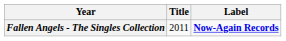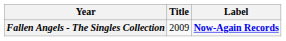(179, 28) 2011 -> (179, 28) 2009
